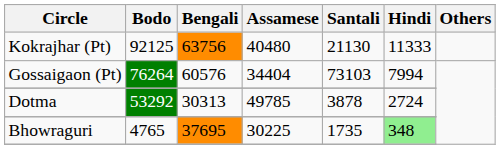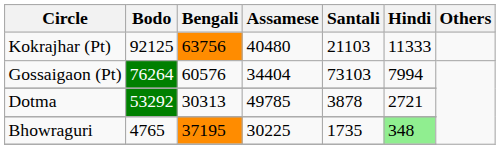(349, 46) 21130 -> (349, 46) 21103
(406, 102) 2724 -> (406, 102) 2721
(204, 130) 37695 -> (204, 130) 37195
